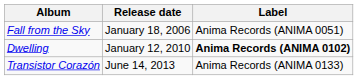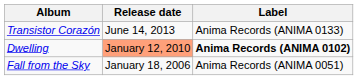rows swapped: (48, 30) <-> (53, 65)
(148, 48) no background -> (148, 48) lightsalmon background
